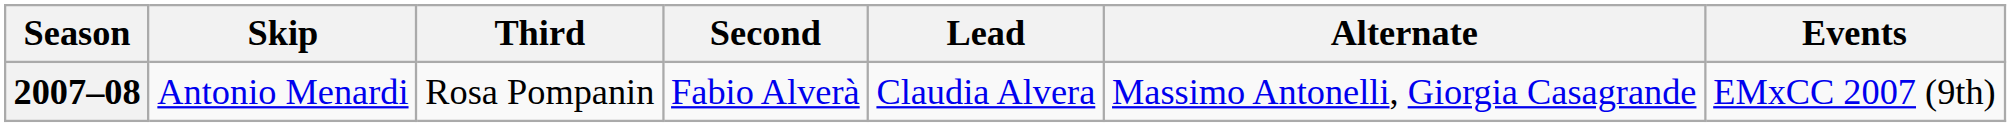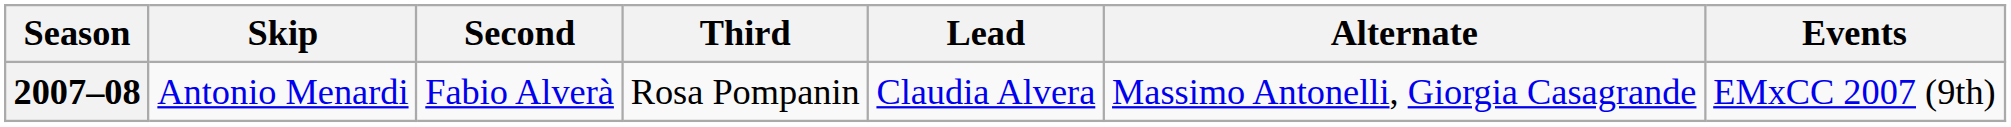columns swapped: (540, 33) <-> (765, 33)
